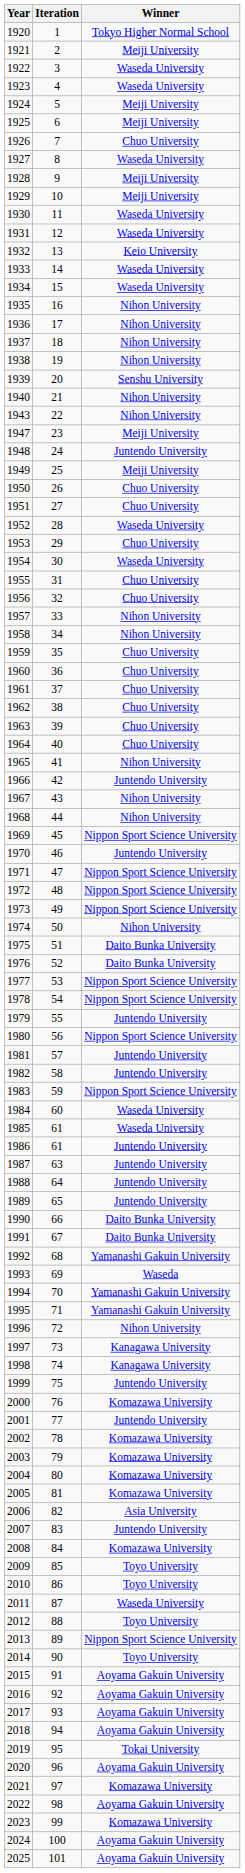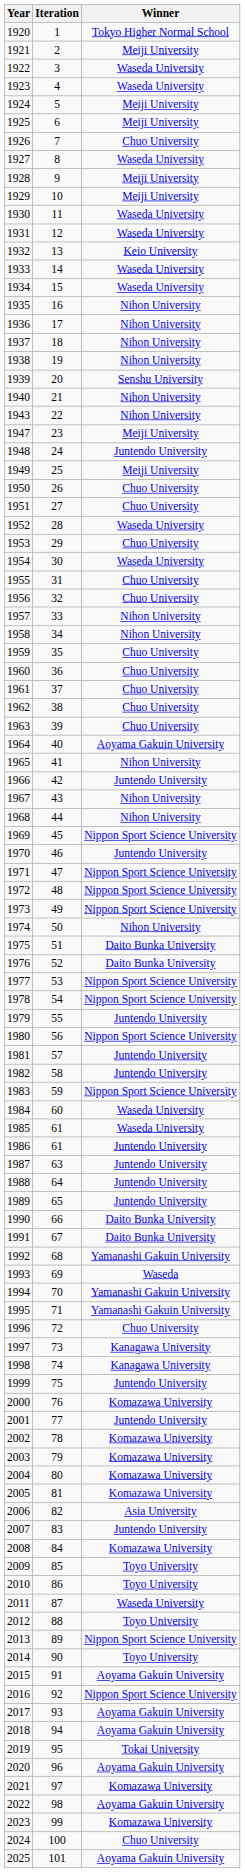(160, 744) Chuo University -> (160, 744) Aoyama Gakuin University
(160, 1329) Nihon University -> (160, 1329) Chuo University
(160, 1694) Aoyama Gakuin University -> (160, 1694) Nippon Sport Science University
(160, 1840) Aoyama Gakuin University -> (160, 1840) Chuo University
